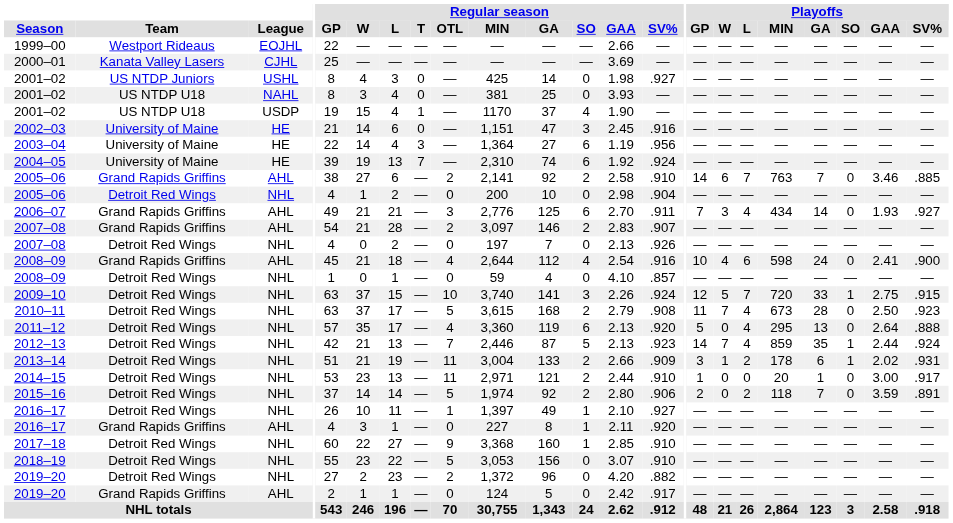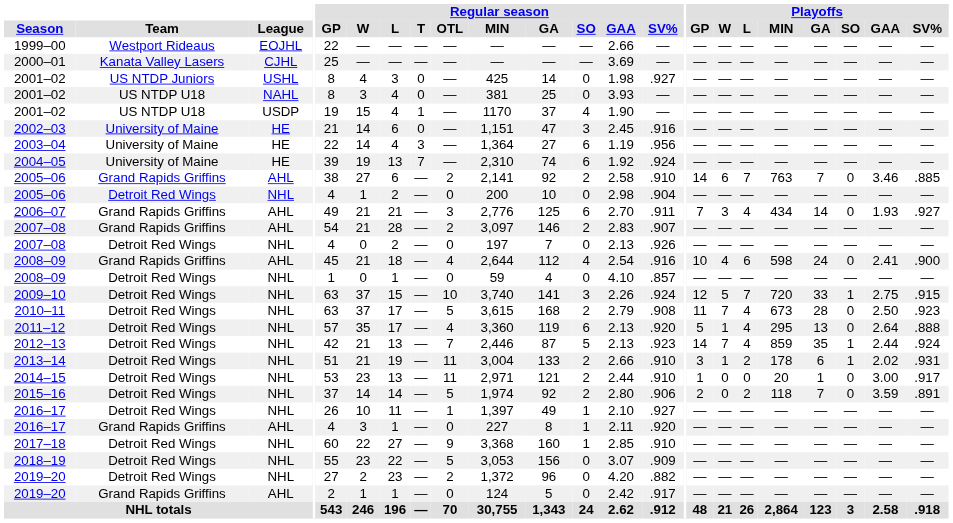(725, 327) 0 -> (725, 327) 1
(663, 360) .909 -> (663, 360) .910
(663, 460) .910 -> (663, 460) .909
